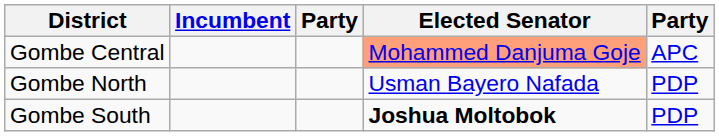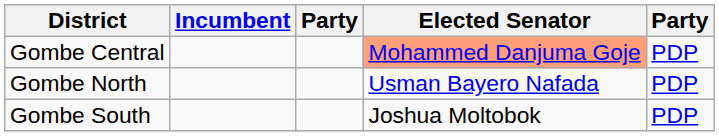(675, 52) APC -> (675, 52) PDP
(462, 115) bold -> (455, 115) normal
